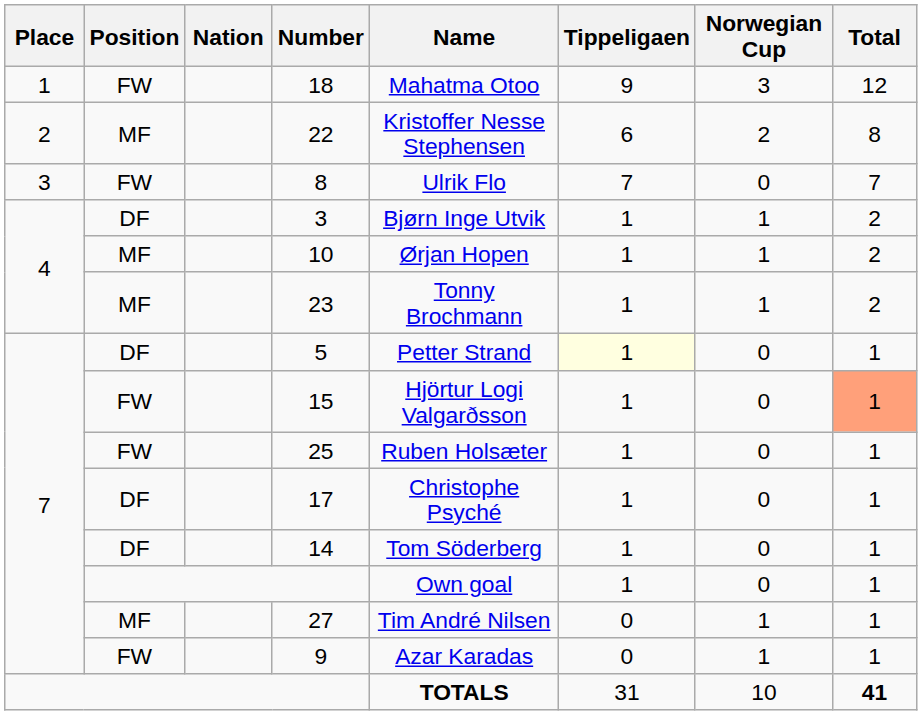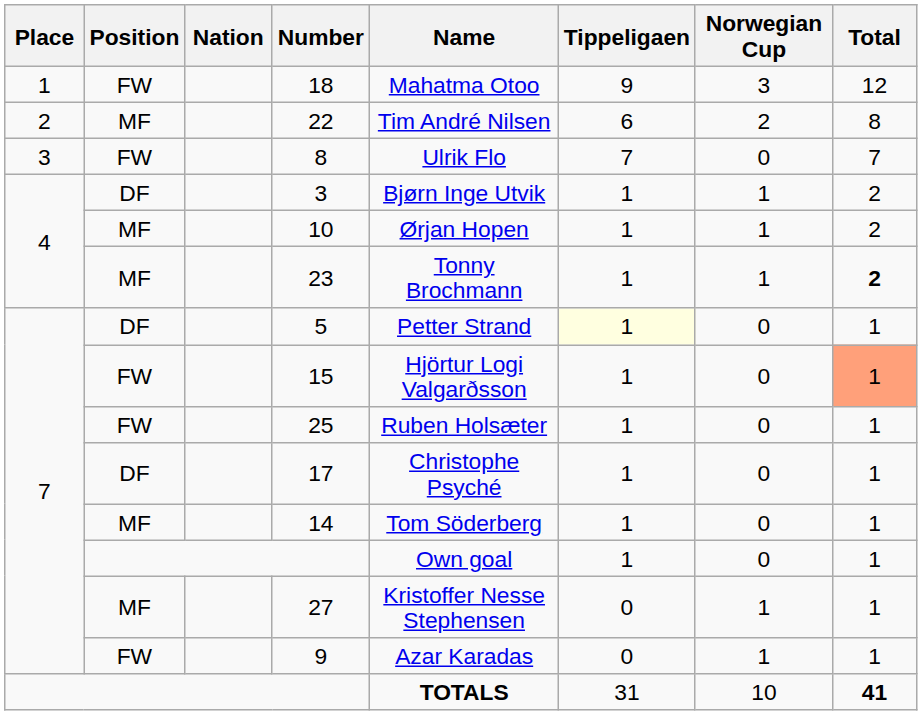(464, 133) Kristoffer Nesse Stephensen -> (464, 121) Tim André Nilsen
(875, 303) normal -> (875, 278) bold
(134, 548) DF -> (134, 522) MF
(464, 620) Tim André Nilsen -> (464, 607) Kristoffer Nesse Stephensen
